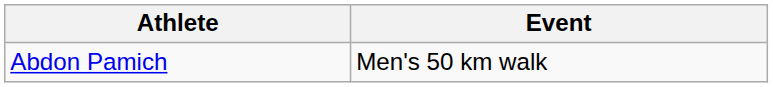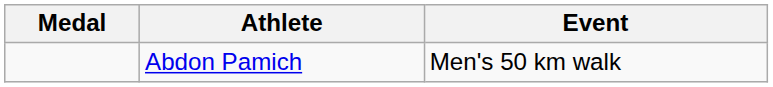+ column: (72, 23)
